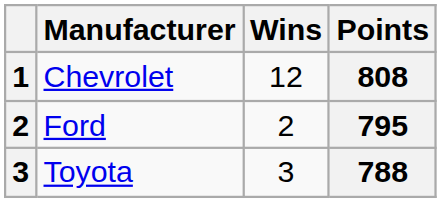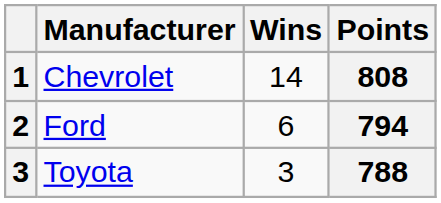(286, 76) 12 -> (286, 76) 14
(286, 124) 2 -> (286, 124) 6
(383, 124) 795 -> (383, 124) 794
